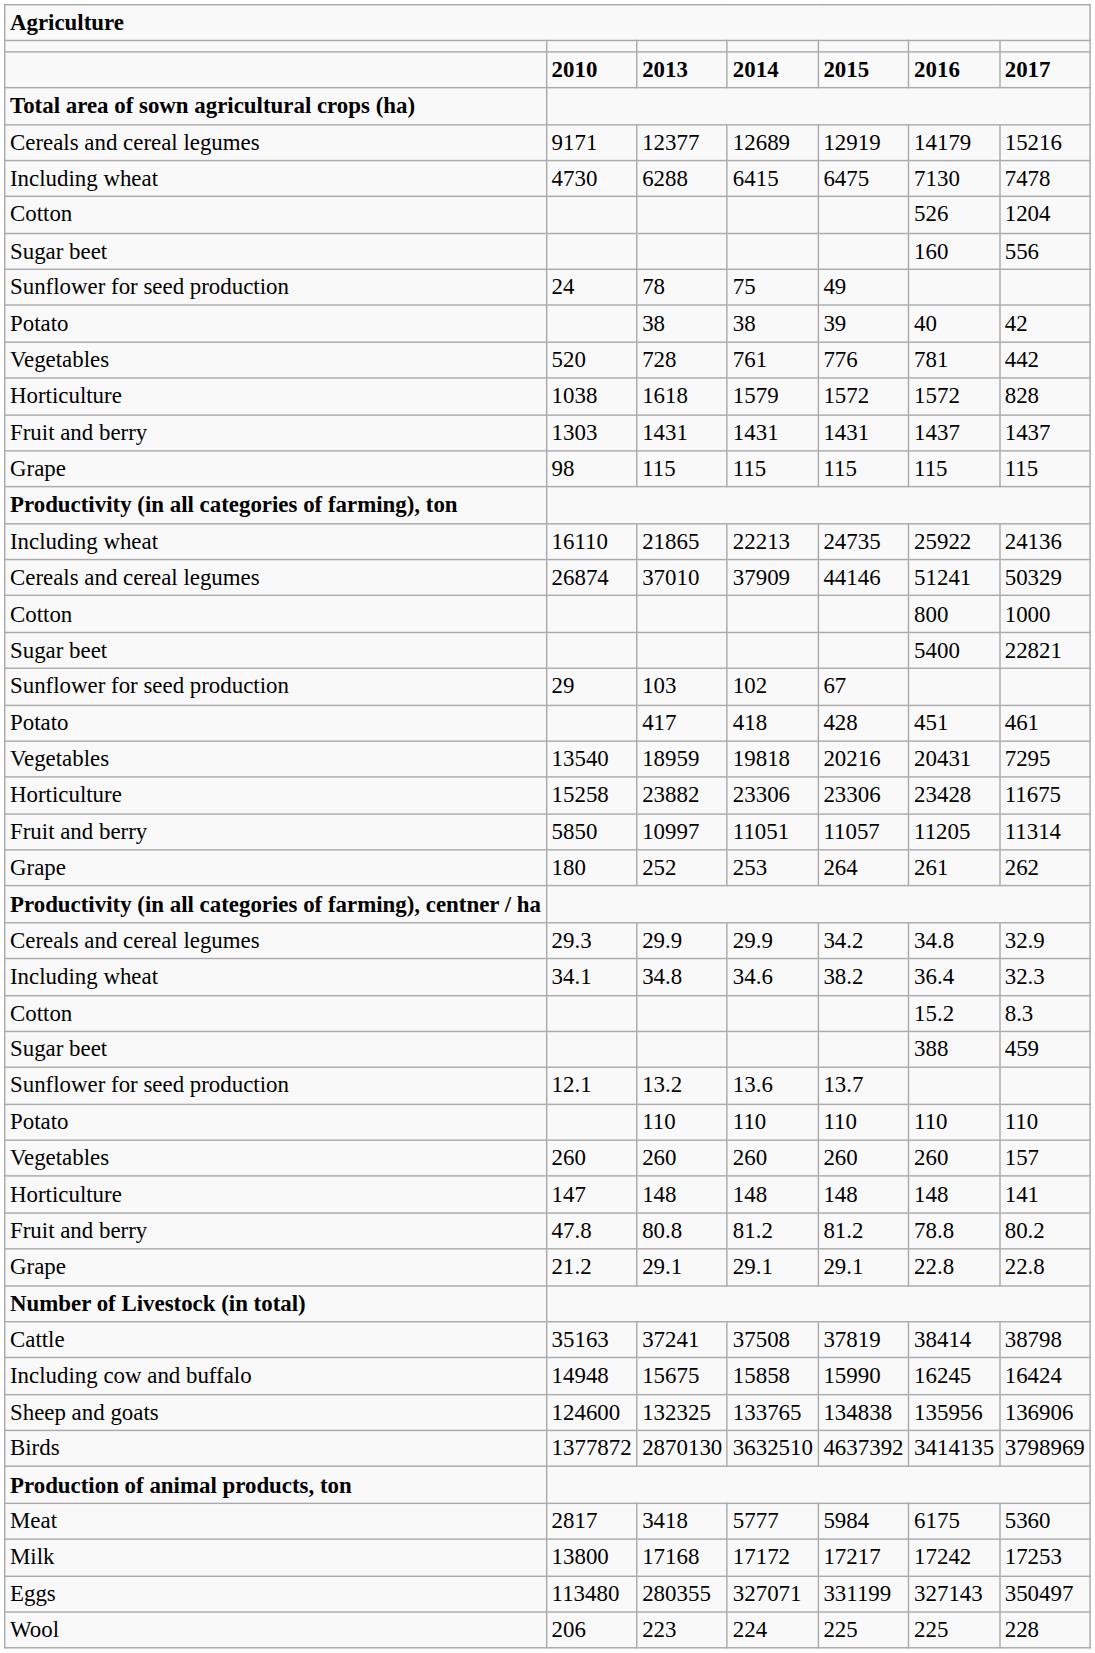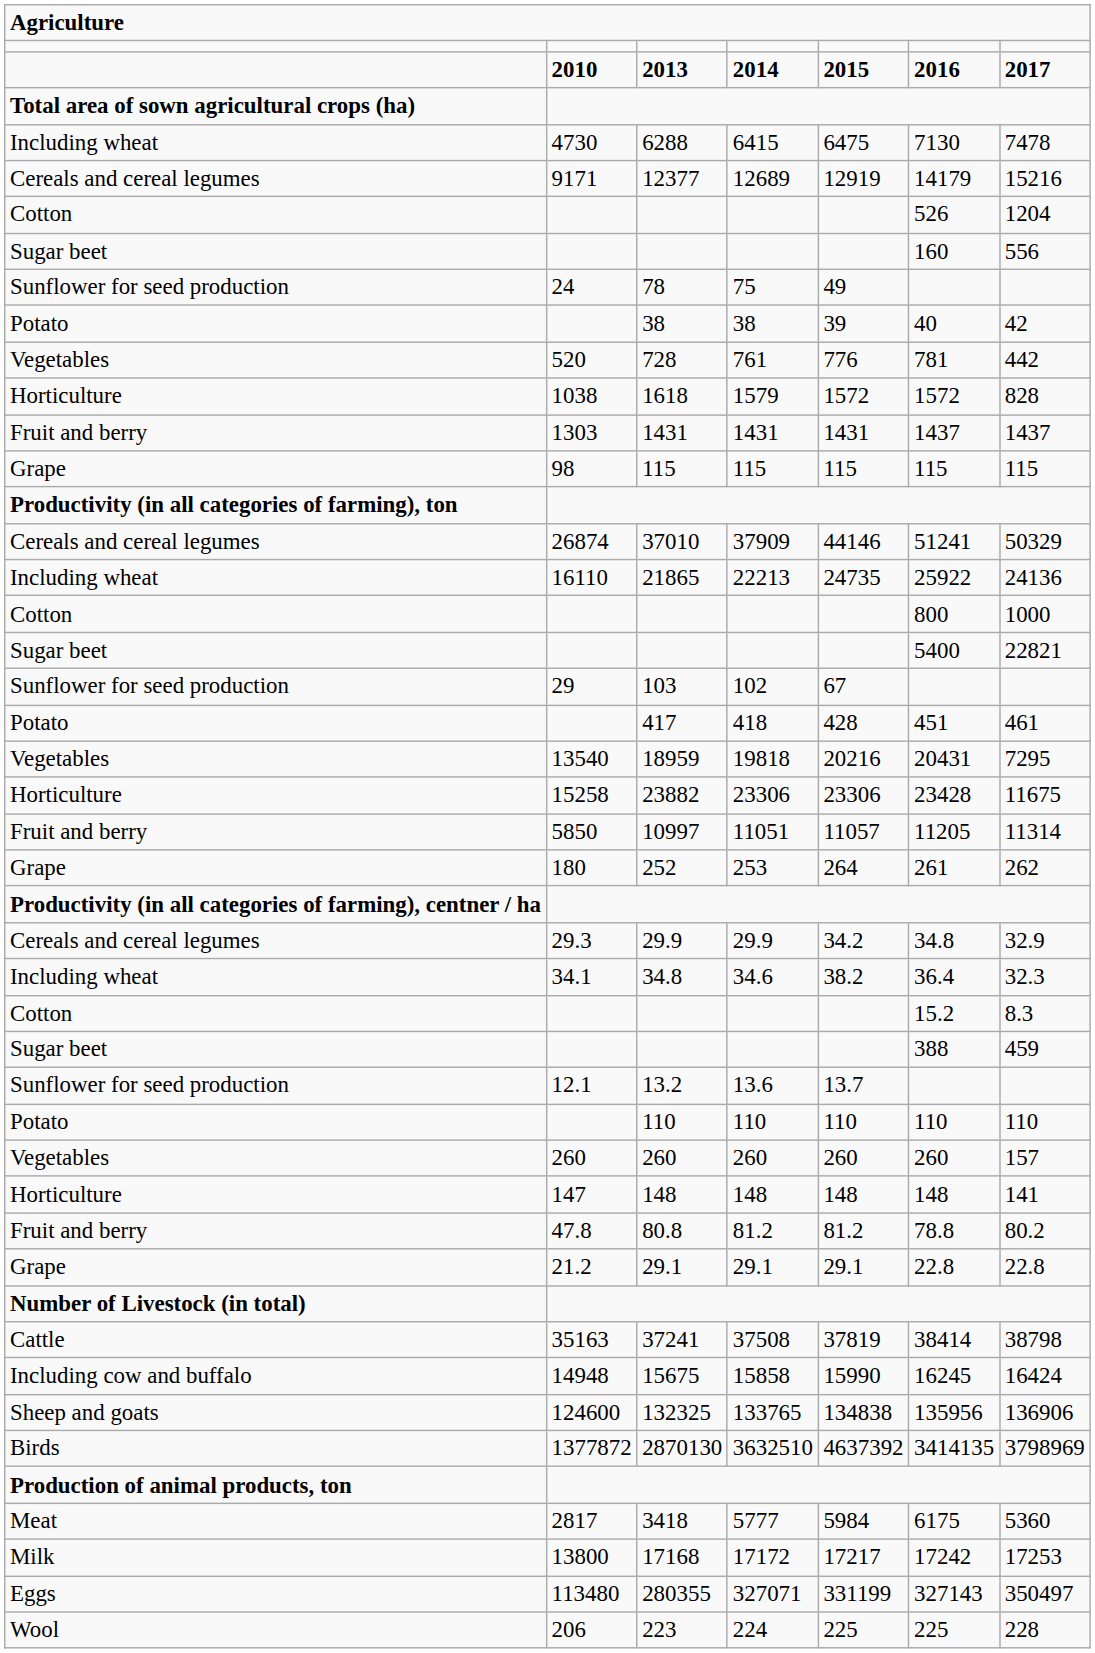rows swapped: (135, 142) <-> (84, 178)
rows swapped: (135, 577) <-> (84, 541)
